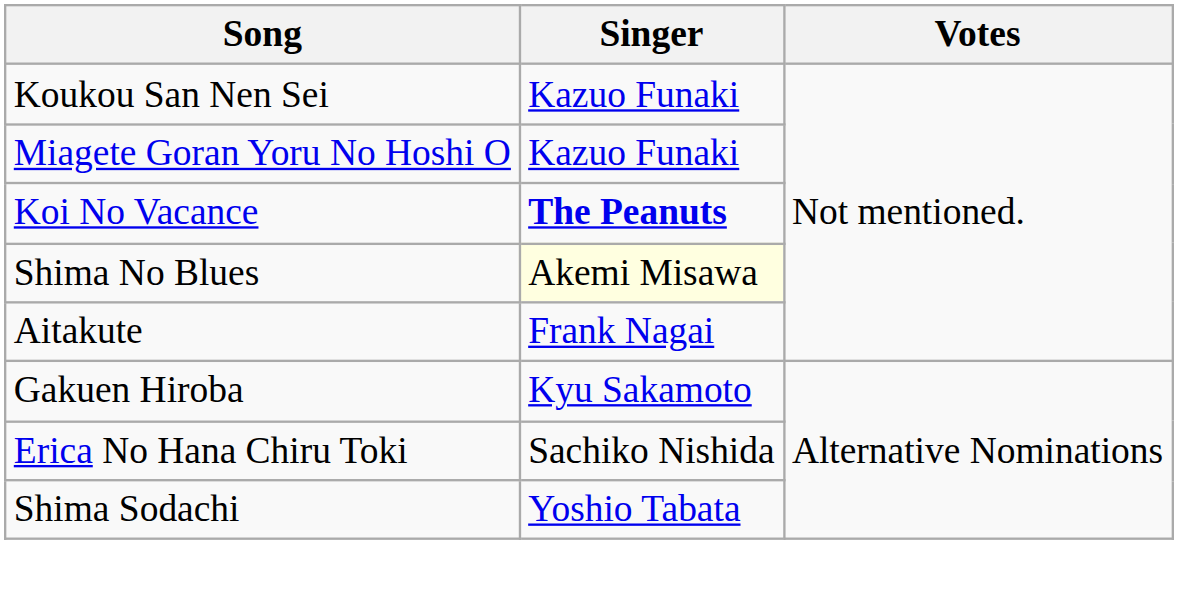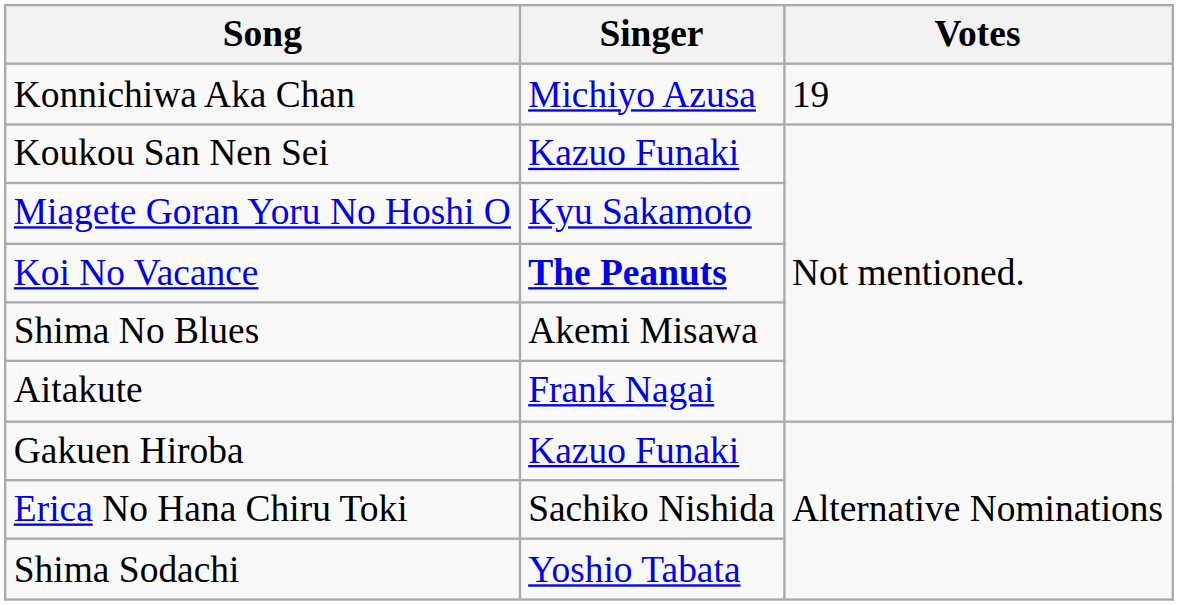+ row: (184, 93)
(634, 152) Kazuo Funaki -> (640, 212) Kyu Sakamoto
(643, 271) lightyellow background -> (643, 331) no background
(640, 390) Kyu Sakamoto -> (634, 449) Kazuo Funaki
